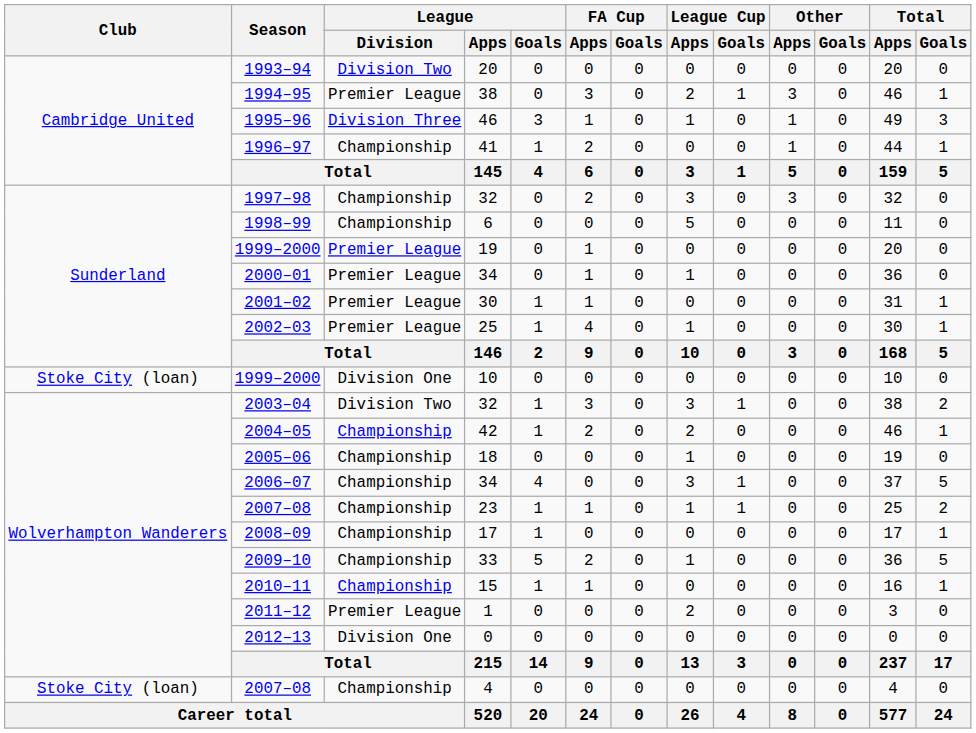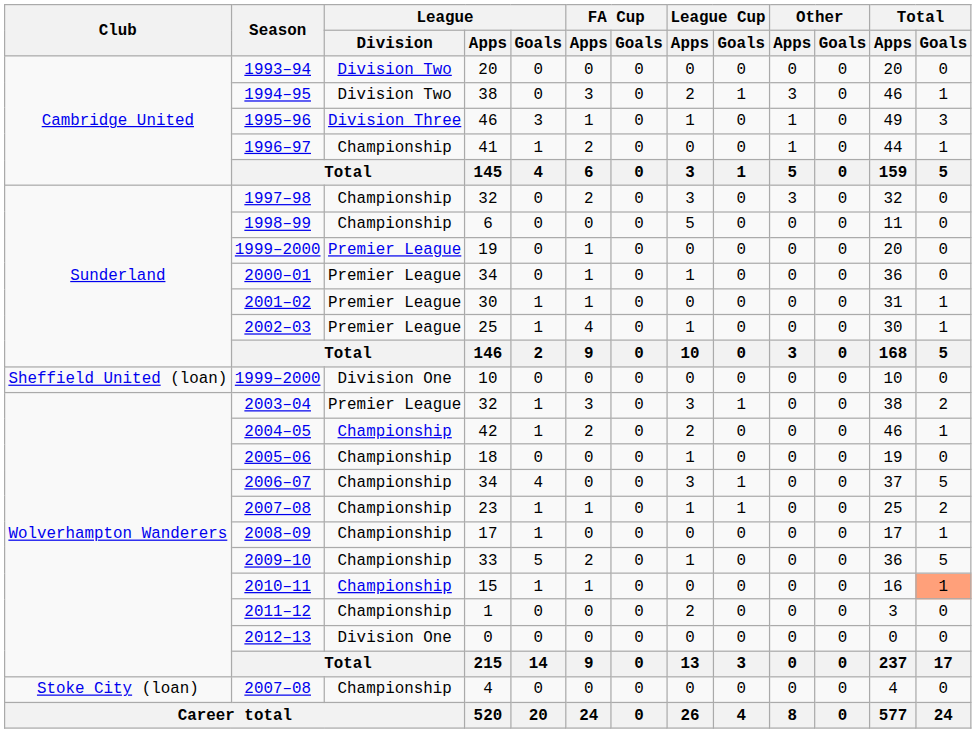(395, 95) Premier League -> (395, 95) Division Two
(118, 379) Stoke City (loan) -> (118, 379) Sheffield United (loan)
(395, 405) Division Two -> (395, 405) Premier League
(943, 586) no background -> (943, 586) lightsalmon background
(395, 612) Premier League -> (395, 612) Championship
